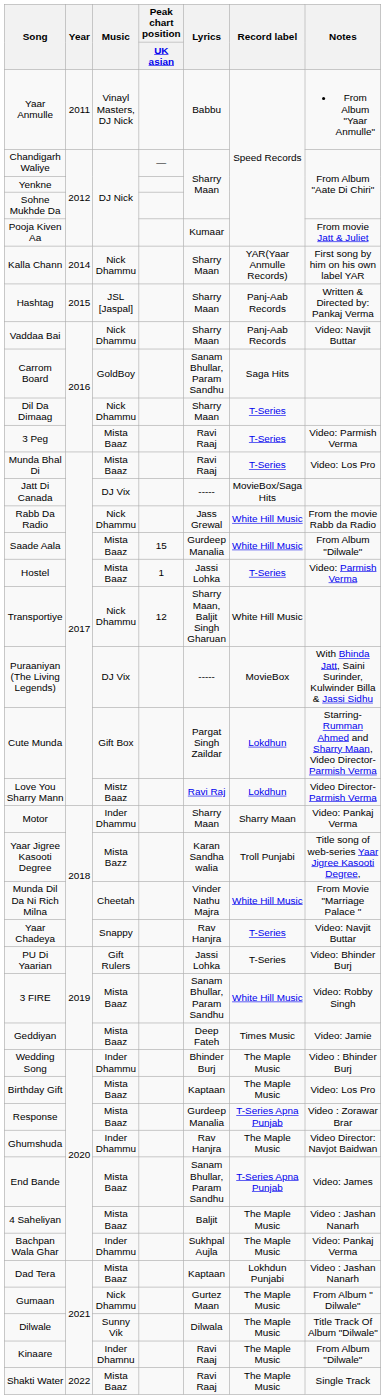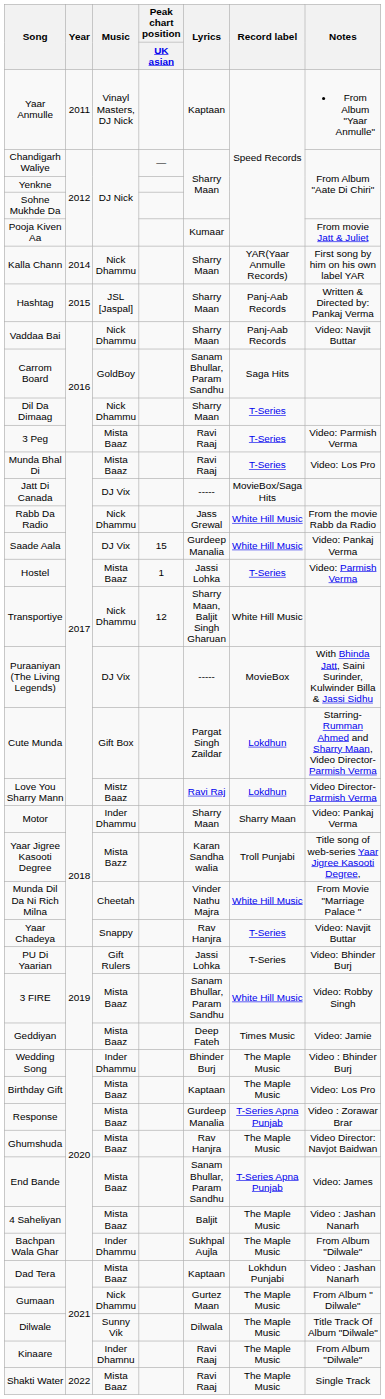(207, 109) Babbu -> (207, 109) Kaptaan
(116, 546) Mista Baaz -> (116, 546) DJ Vix
(343, 546) From Album "Dilwale" -> (343, 546) Video: Pankaj Verma
(116, 1143) Inder Dhammu -> (116, 1143) Mista Baaz
(343, 1246) Video: Pankaj Verma -> (343, 1246) From Album "Dilwale"
